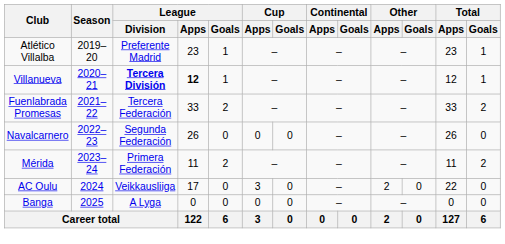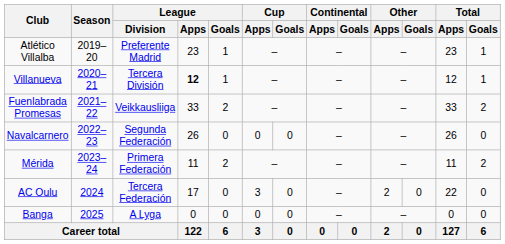(145, 79) bold -> (145, 79) normal
(145, 107) Tercera Federación -> (145, 107) Veikkausliiga
(145, 186) Veikkausliiga -> (145, 192) Tercera Federación
